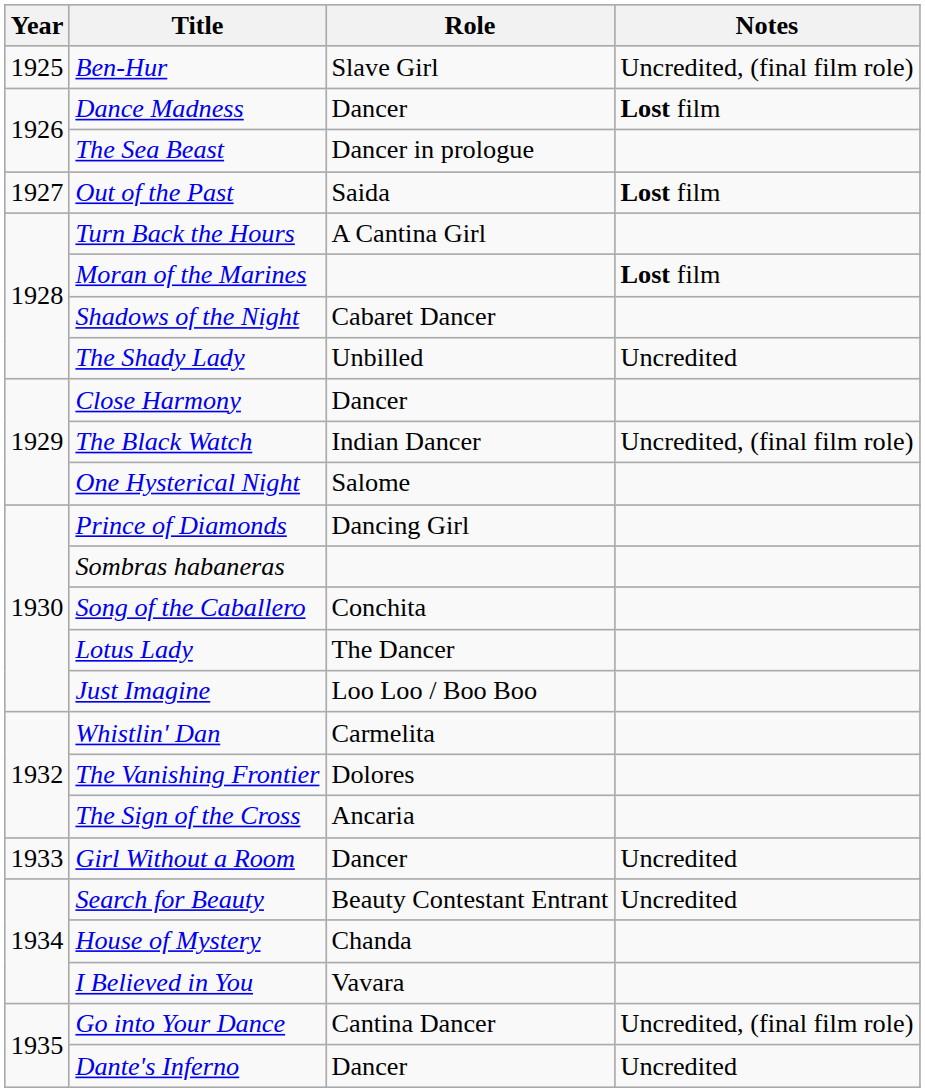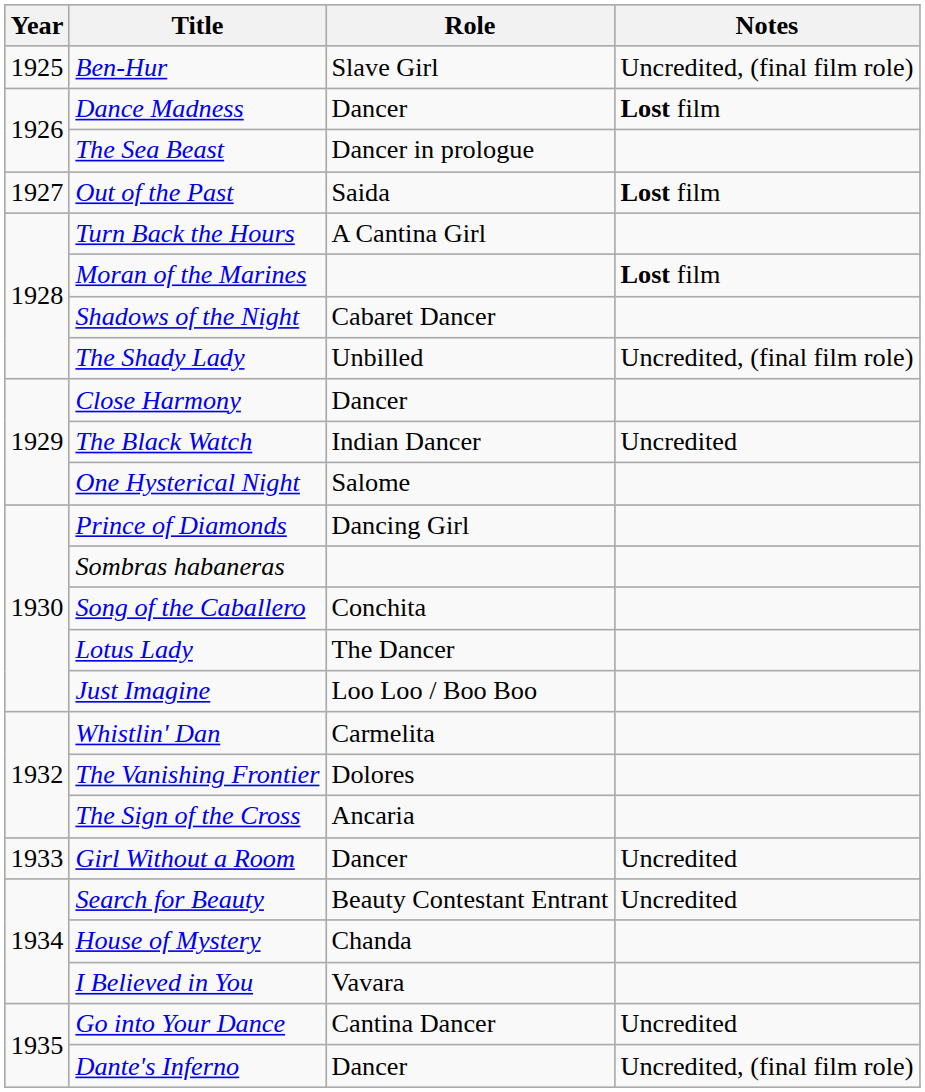(679, 358) Uncredited -> (767, 358) Uncredited, (final film role)
(767, 441) Uncredited, (final film role) -> (679, 441) Uncredited
(767, 1024) Uncredited, (final film role) -> (679, 1024) Uncredited
(679, 1065) Uncredited -> (767, 1065) Uncredited, (final film role)
